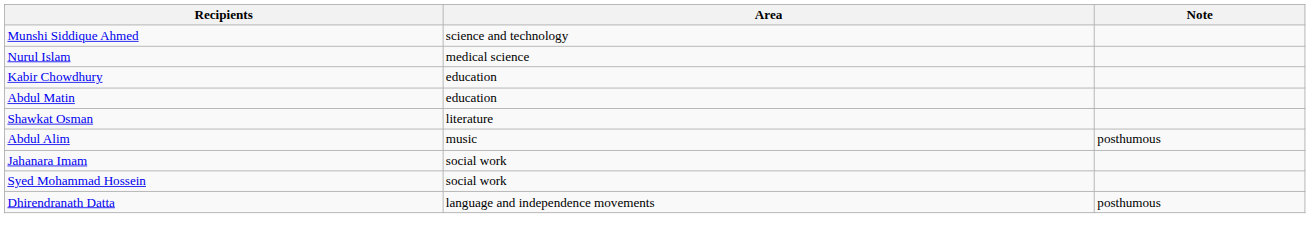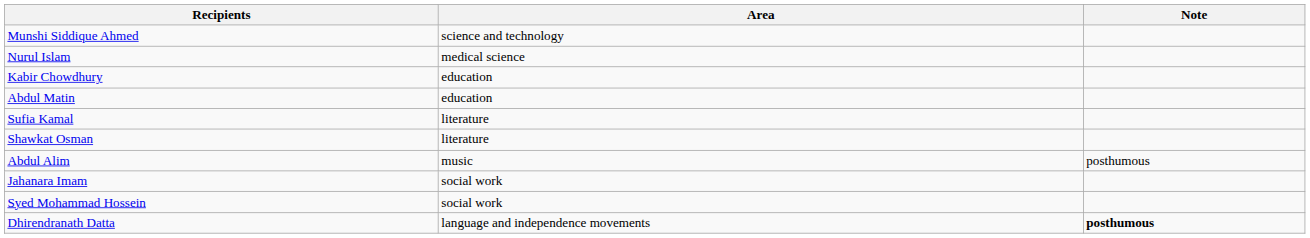+ row: (40, 118)
(1129, 202) normal -> (1120, 222) bold
